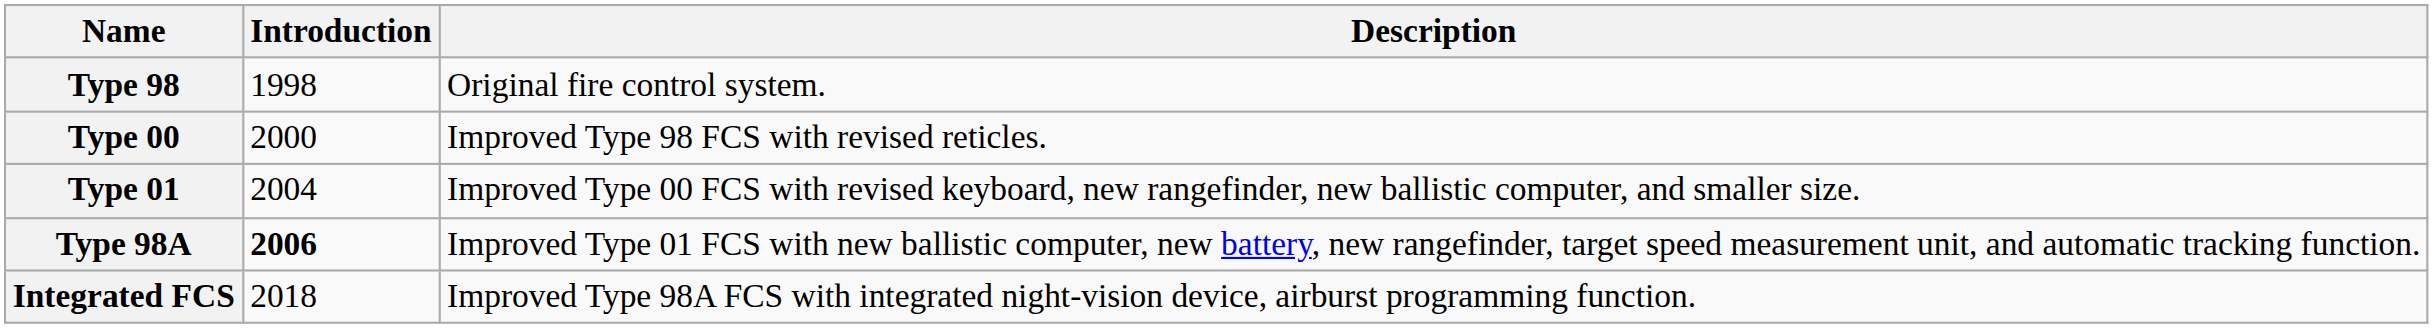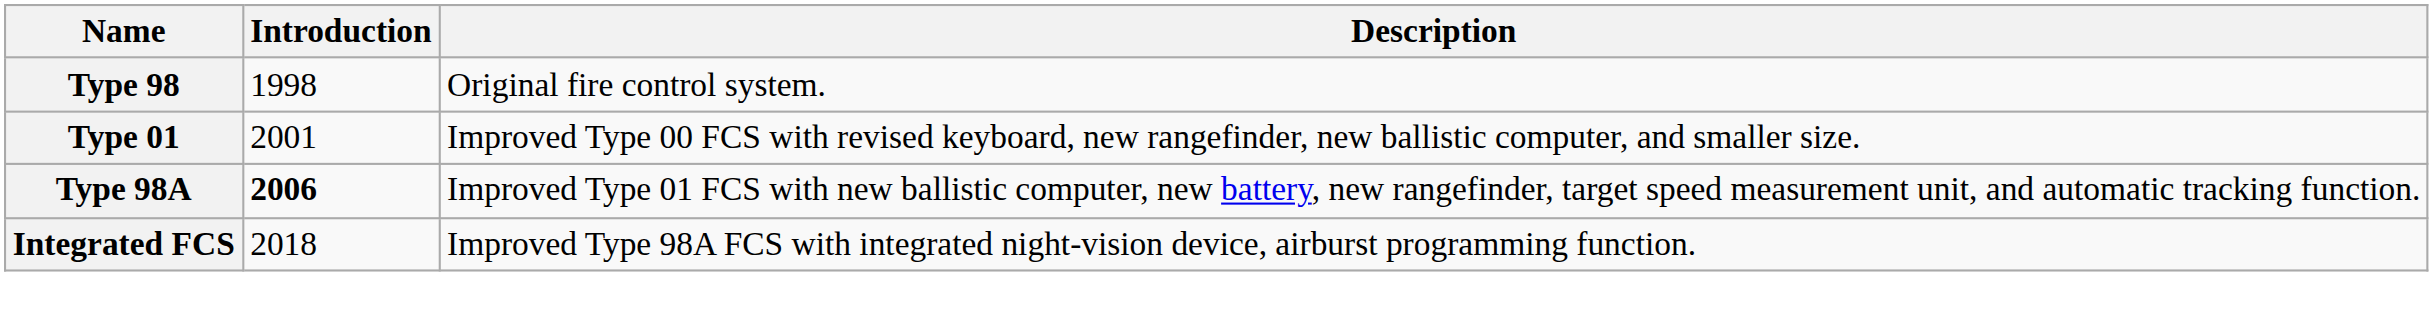- row: (124, 137)
(284, 190) 2004 -> (284, 137) 2001
